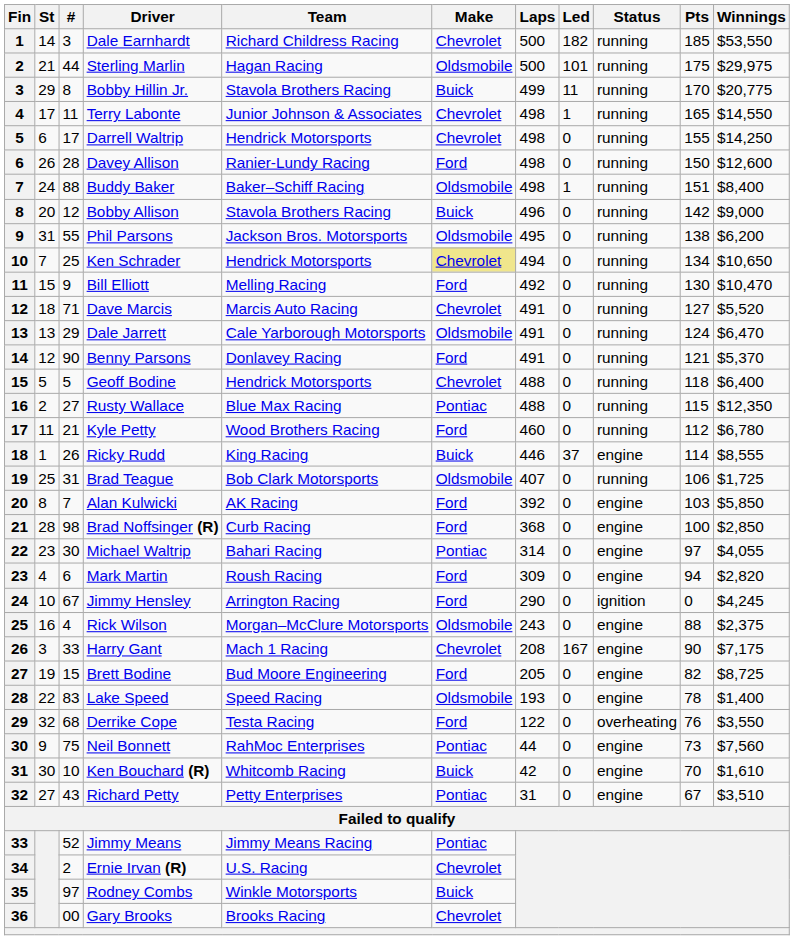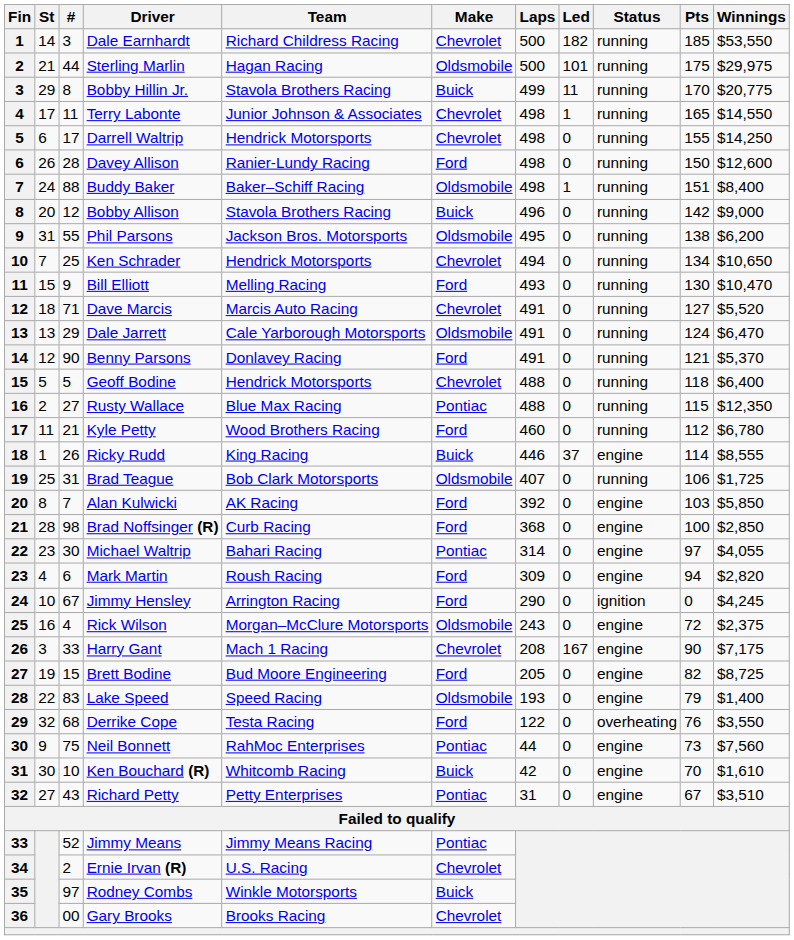(469, 260) khaki background -> (469, 260) no background
(532, 284) 492 -> (532, 284) 493
(693, 624) 88 -> (693, 624) 72
(693, 697) 78 -> (693, 697) 79
